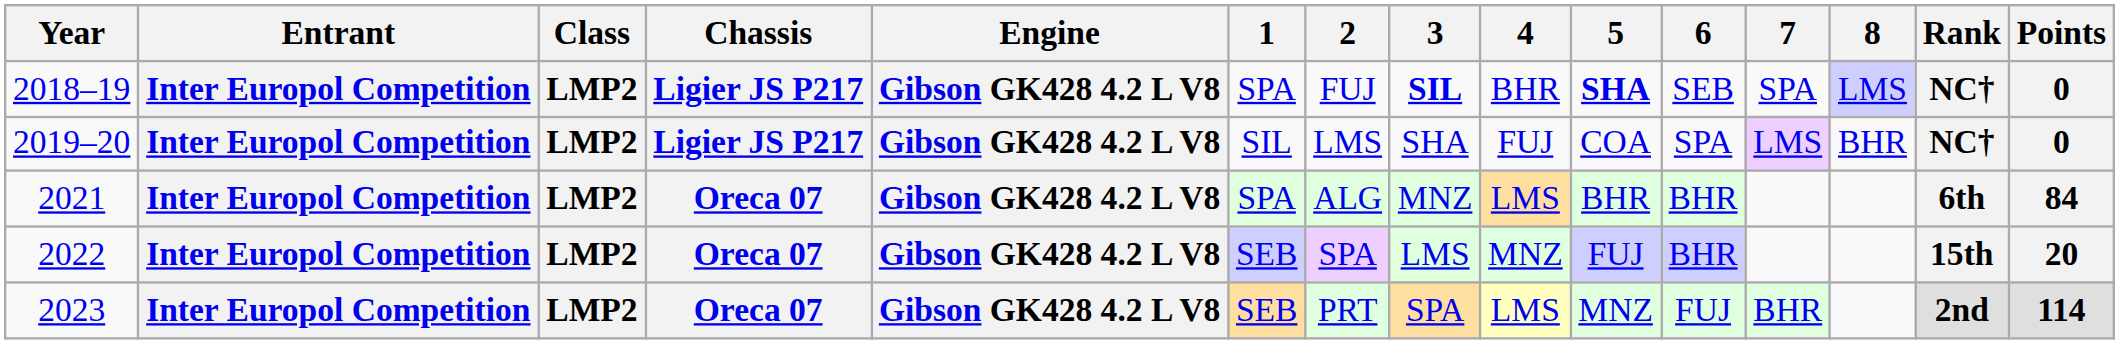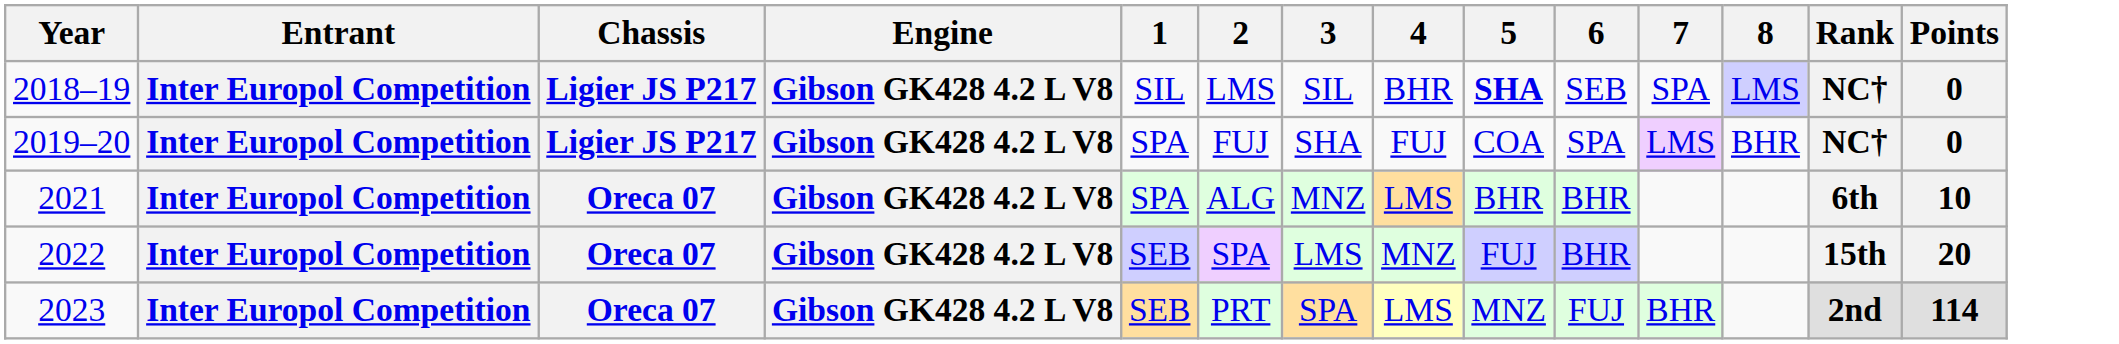- column: (592, 32)
(1267, 87) SPA -> (1160, 87) SIL
(1348, 87) FUJ -> (1241, 87) LMS
(1435, 87) bold -> (1328, 87) normal
(1267, 143) SIL -> (1160, 143) SPA
(1348, 143) LMS -> (1241, 143) FUJ
(2061, 198) 84 -> (1954, 198) 10
